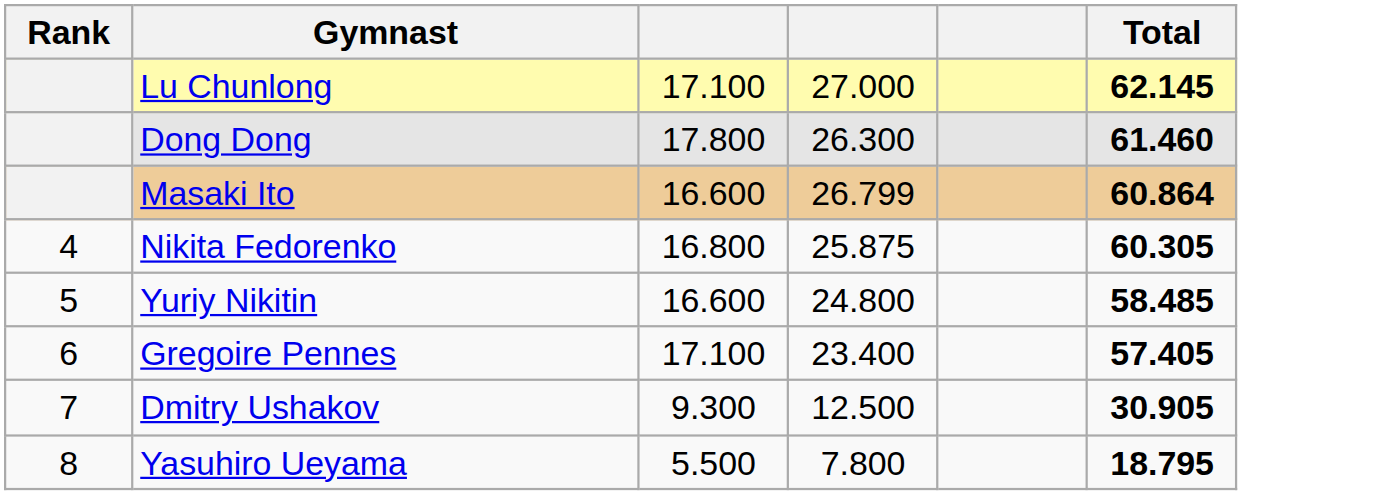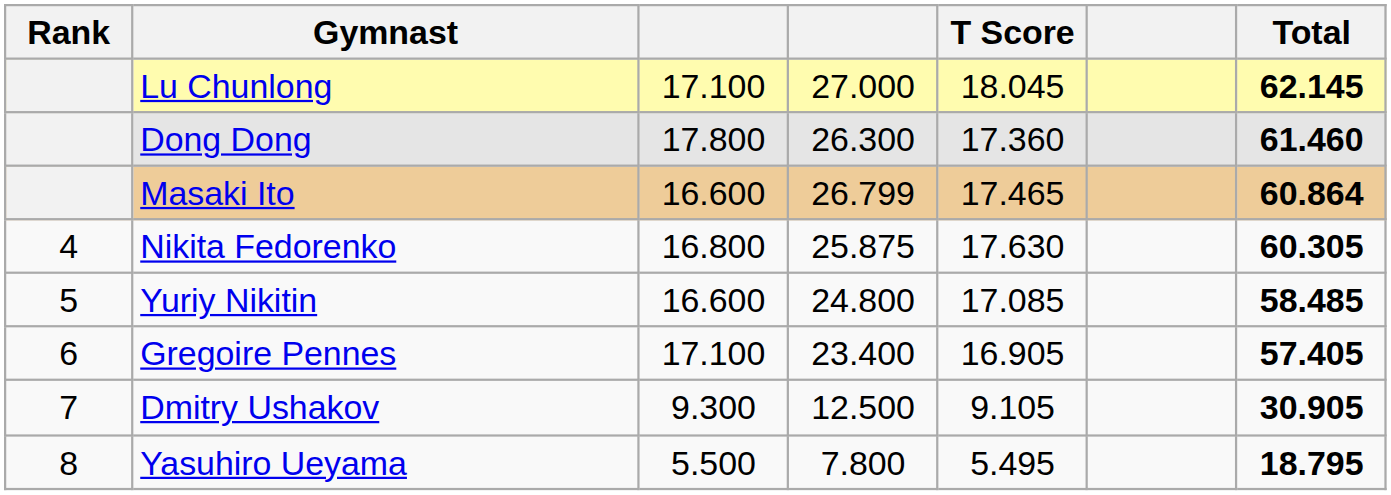+ column: (1013, 32)
